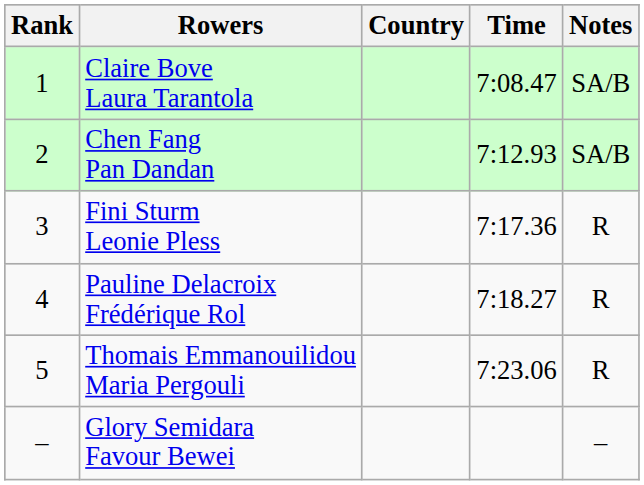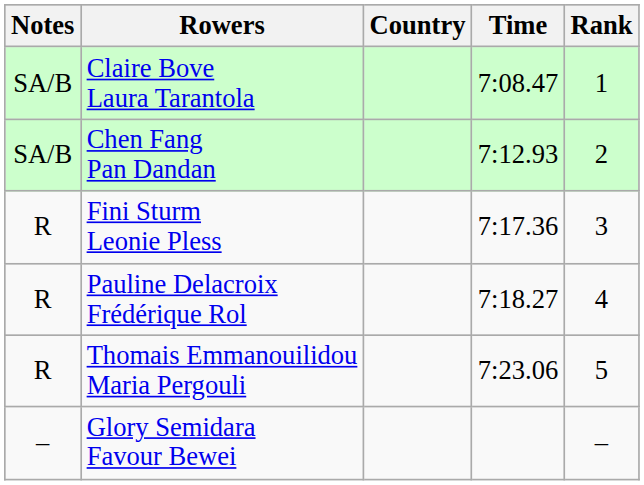columns swapped: (42, 25) <-> (601, 25)
